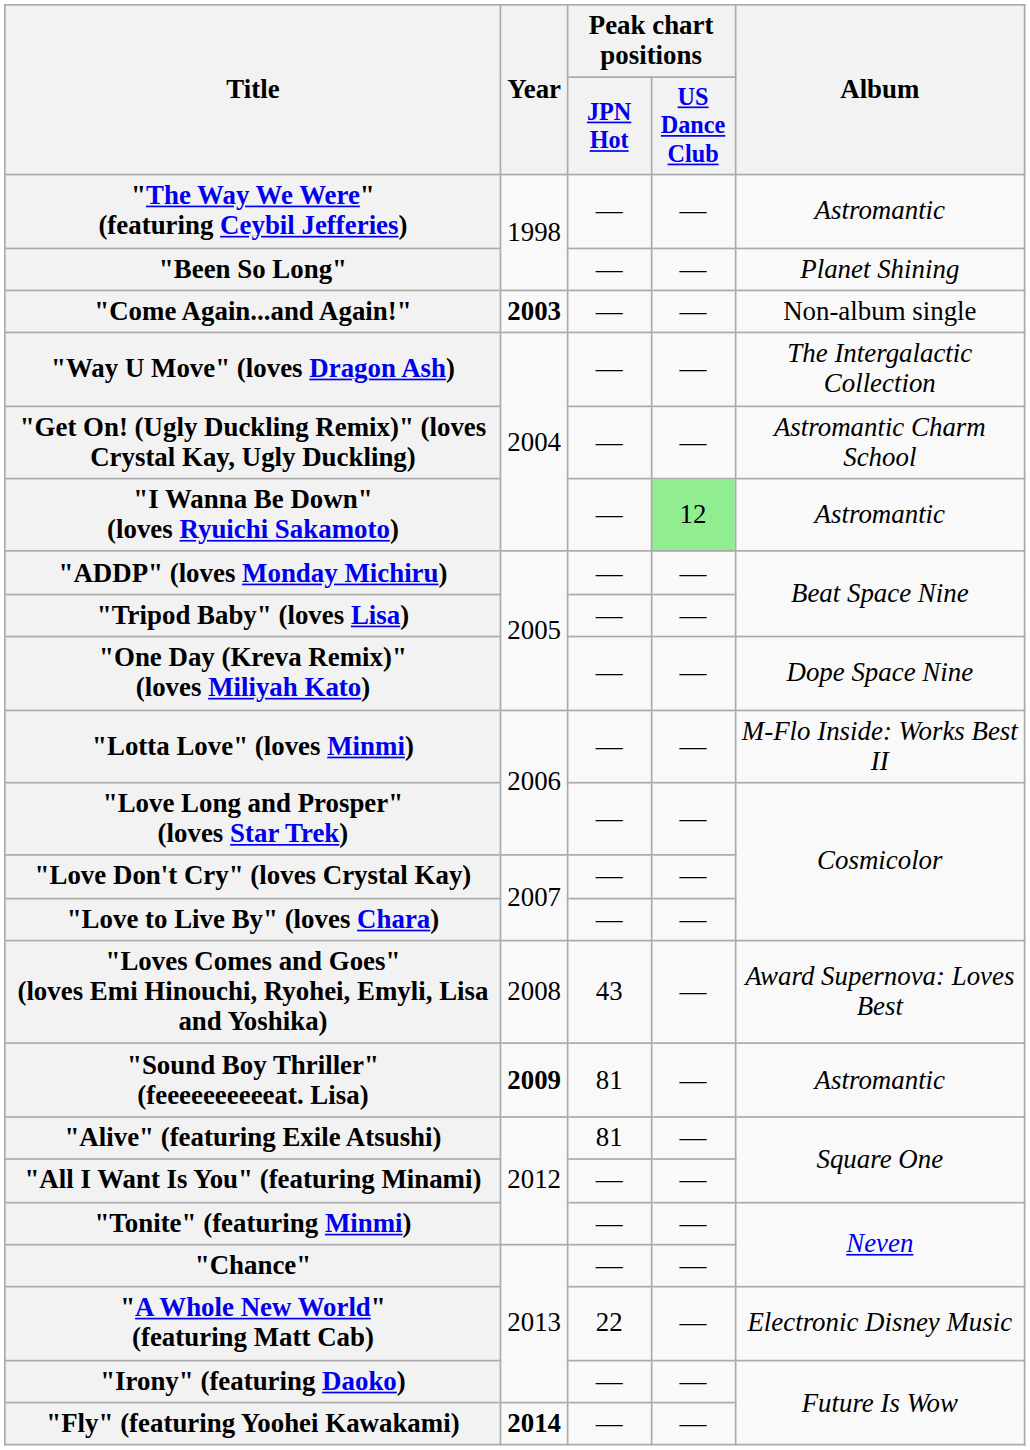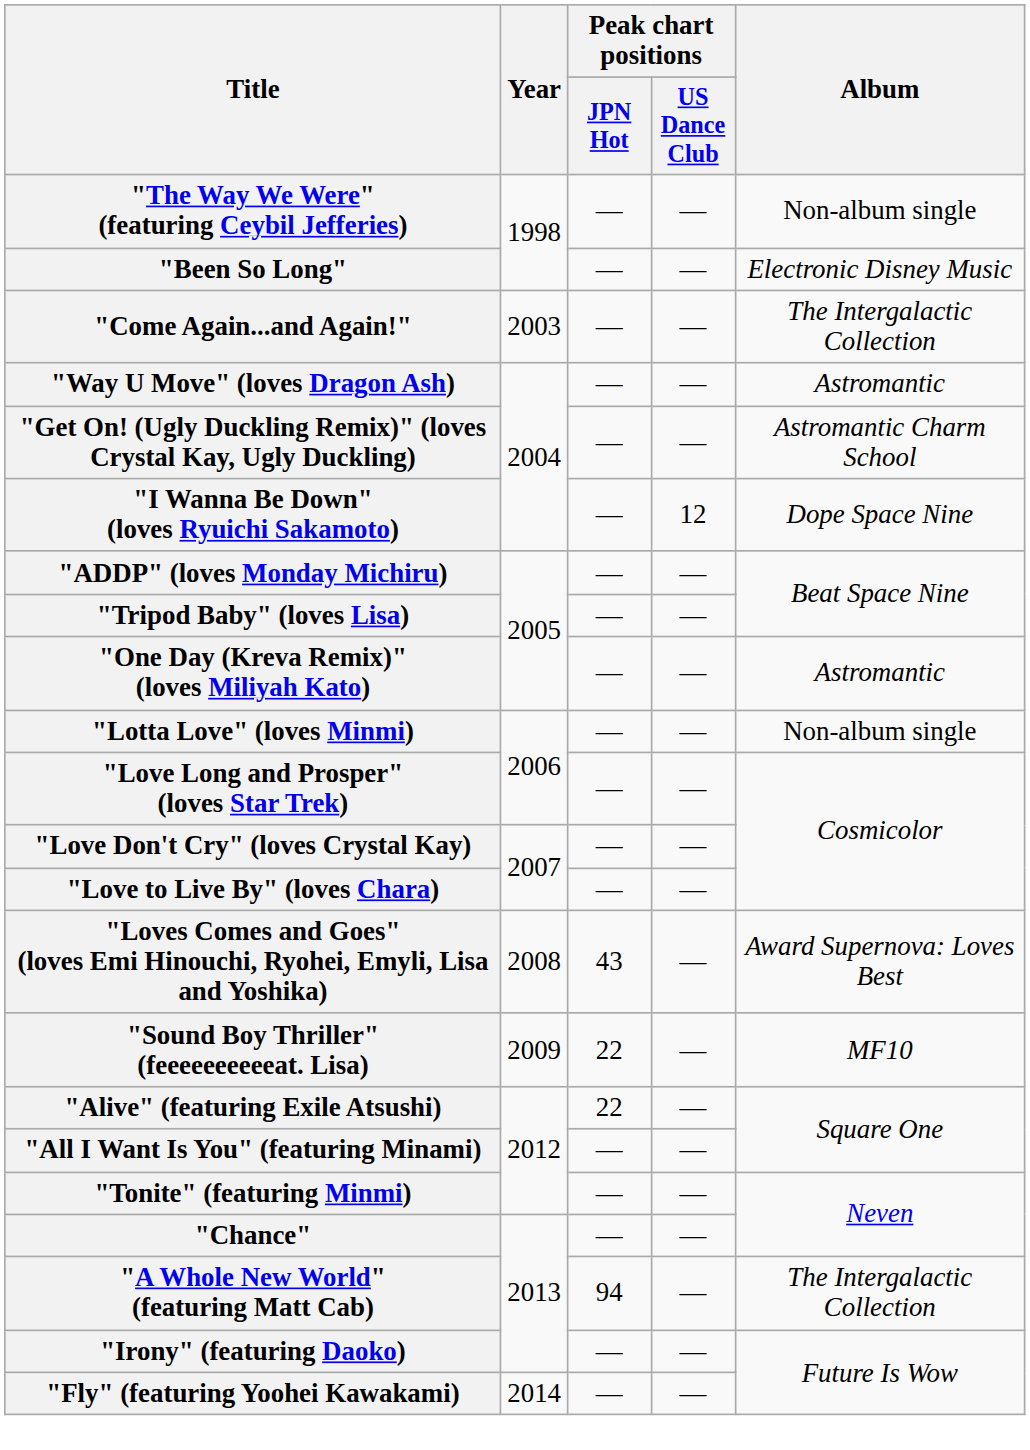(880, 210) Astromantic -> (880, 210) Non-album single
(880, 268) Planet Shining -> (880, 268) Electronic Disney Music
(534, 311) bold -> (534, 326) normal
(880, 311) Non-album single -> (880, 326) The Intergalactic Collection
(880, 368) The Intergalactic Collection -> (880, 384) Astromantic
(693, 514) lightgreen background -> (693, 514) no background
(880, 514) Astromantic -> (880, 514) Dope Space Nine
(880, 672) Dope Space Nine -> (880, 672) Astromantic
(880, 745) M-Flo Inside: Works Best II -> (880, 730) Non-album single
(534, 1079) bold -> (534, 1049) normal
(609, 1079) 81 -> (609, 1049) 22
(880, 1079) Astromantic -> (880, 1049) MF10
(609, 1137) 81 -> (609, 1107) 22
(609, 1323) 22 -> (609, 1292) 94
(880, 1323) Electronic Disney Music -> (880, 1292) The Intergalactic Collection
(534, 1423) bold -> (534, 1393) normal
